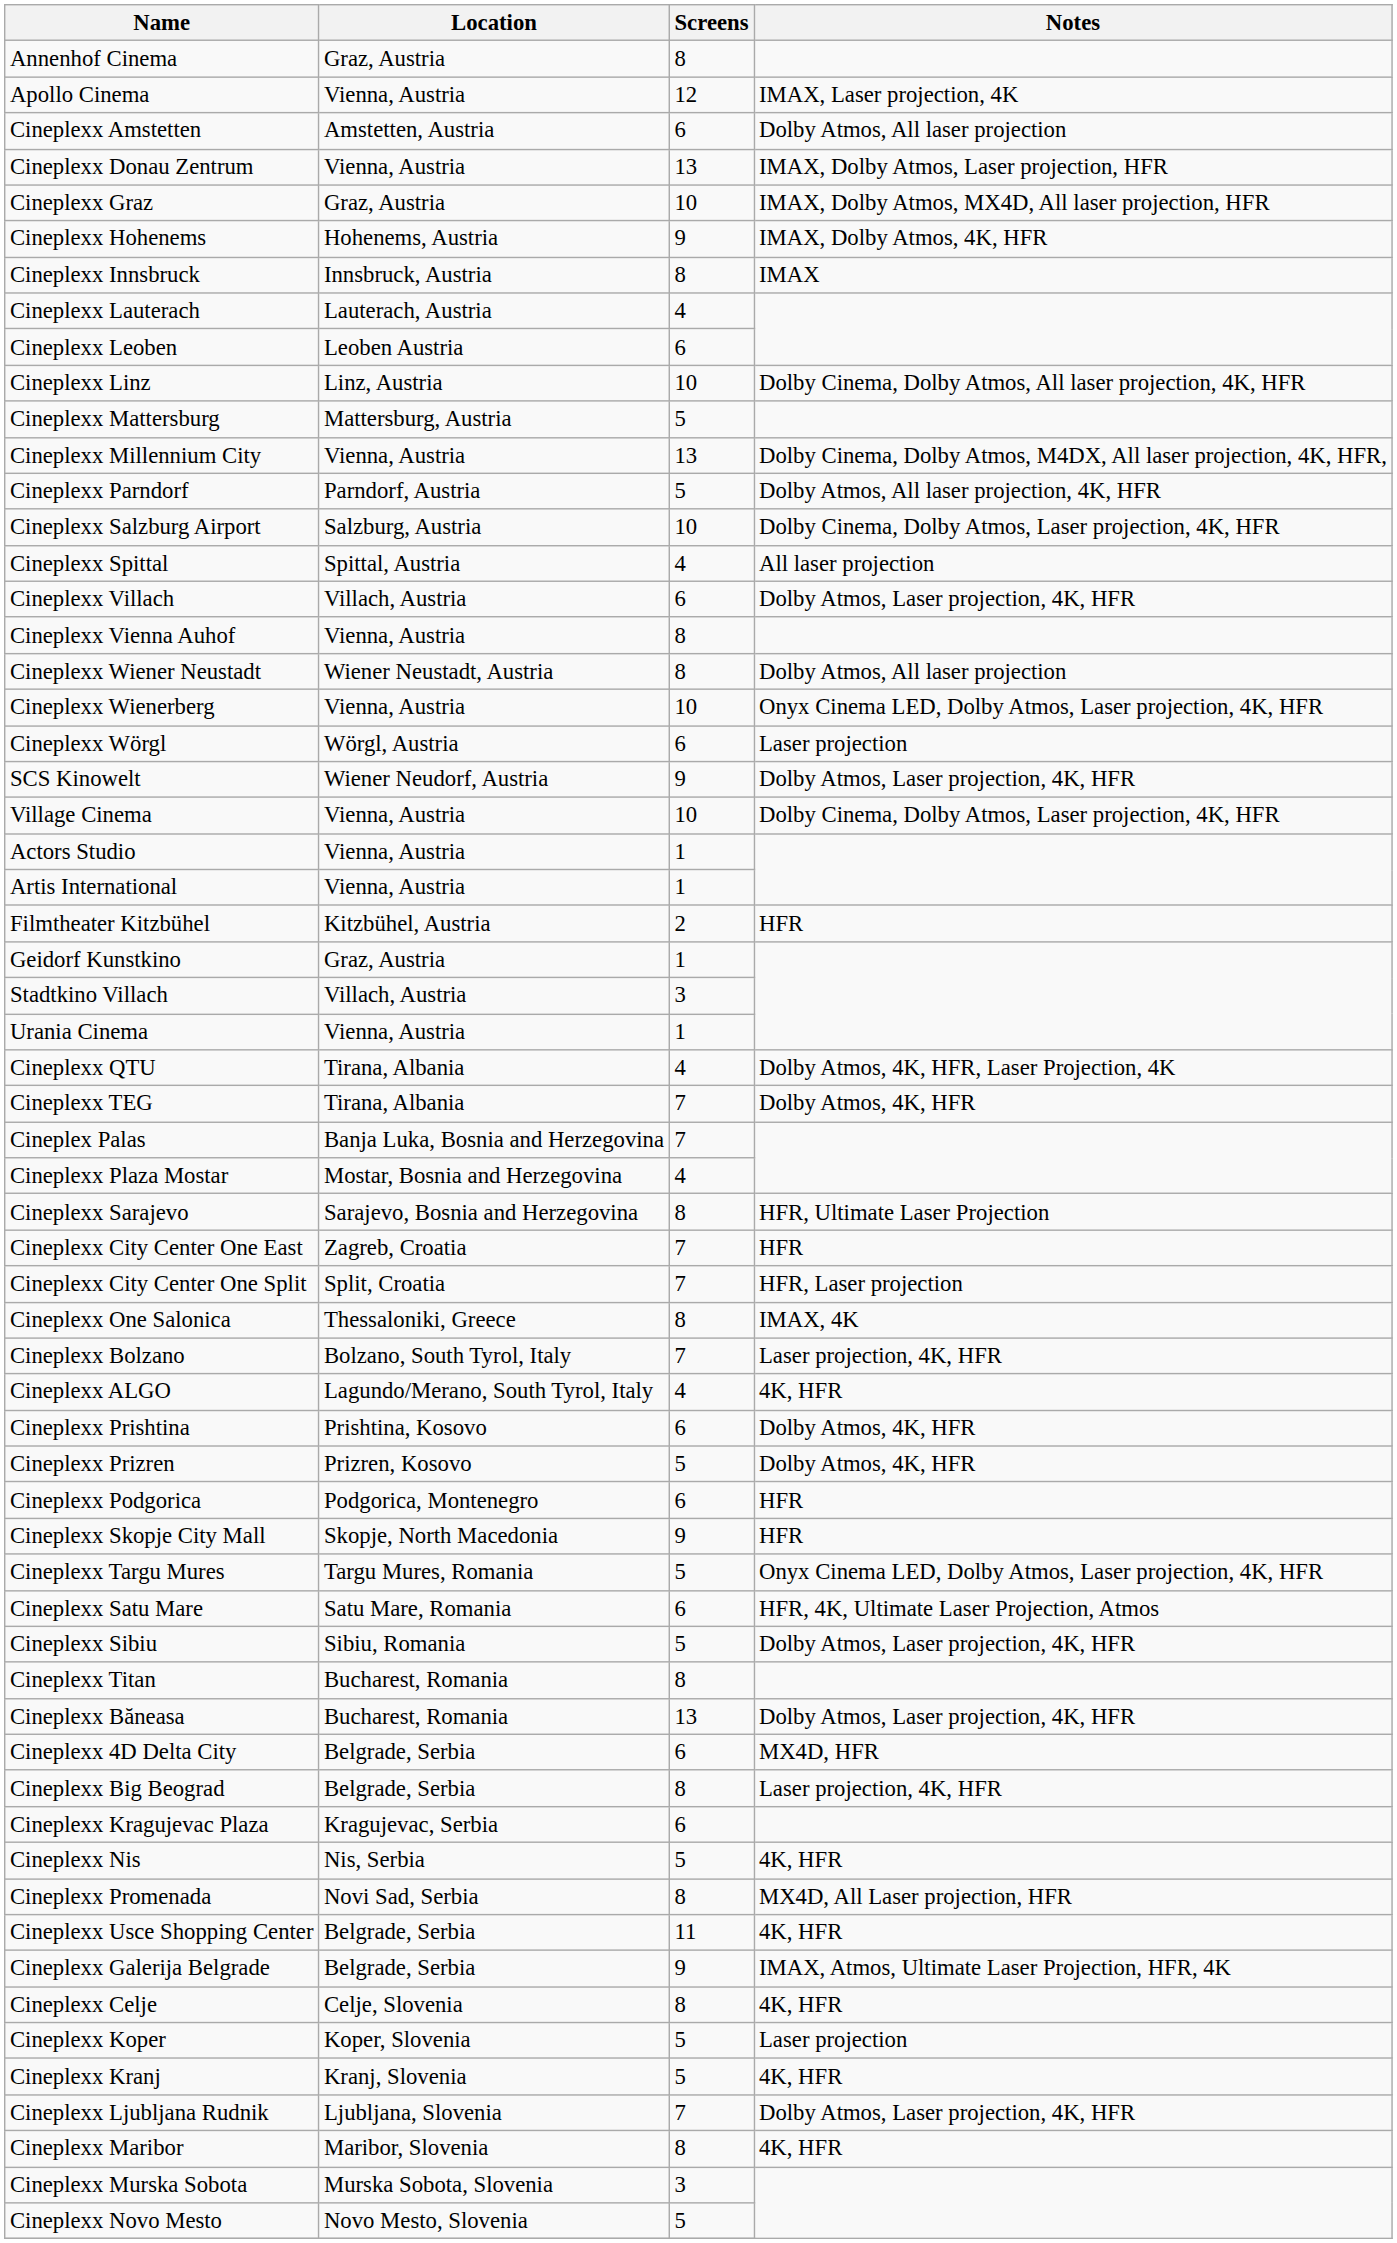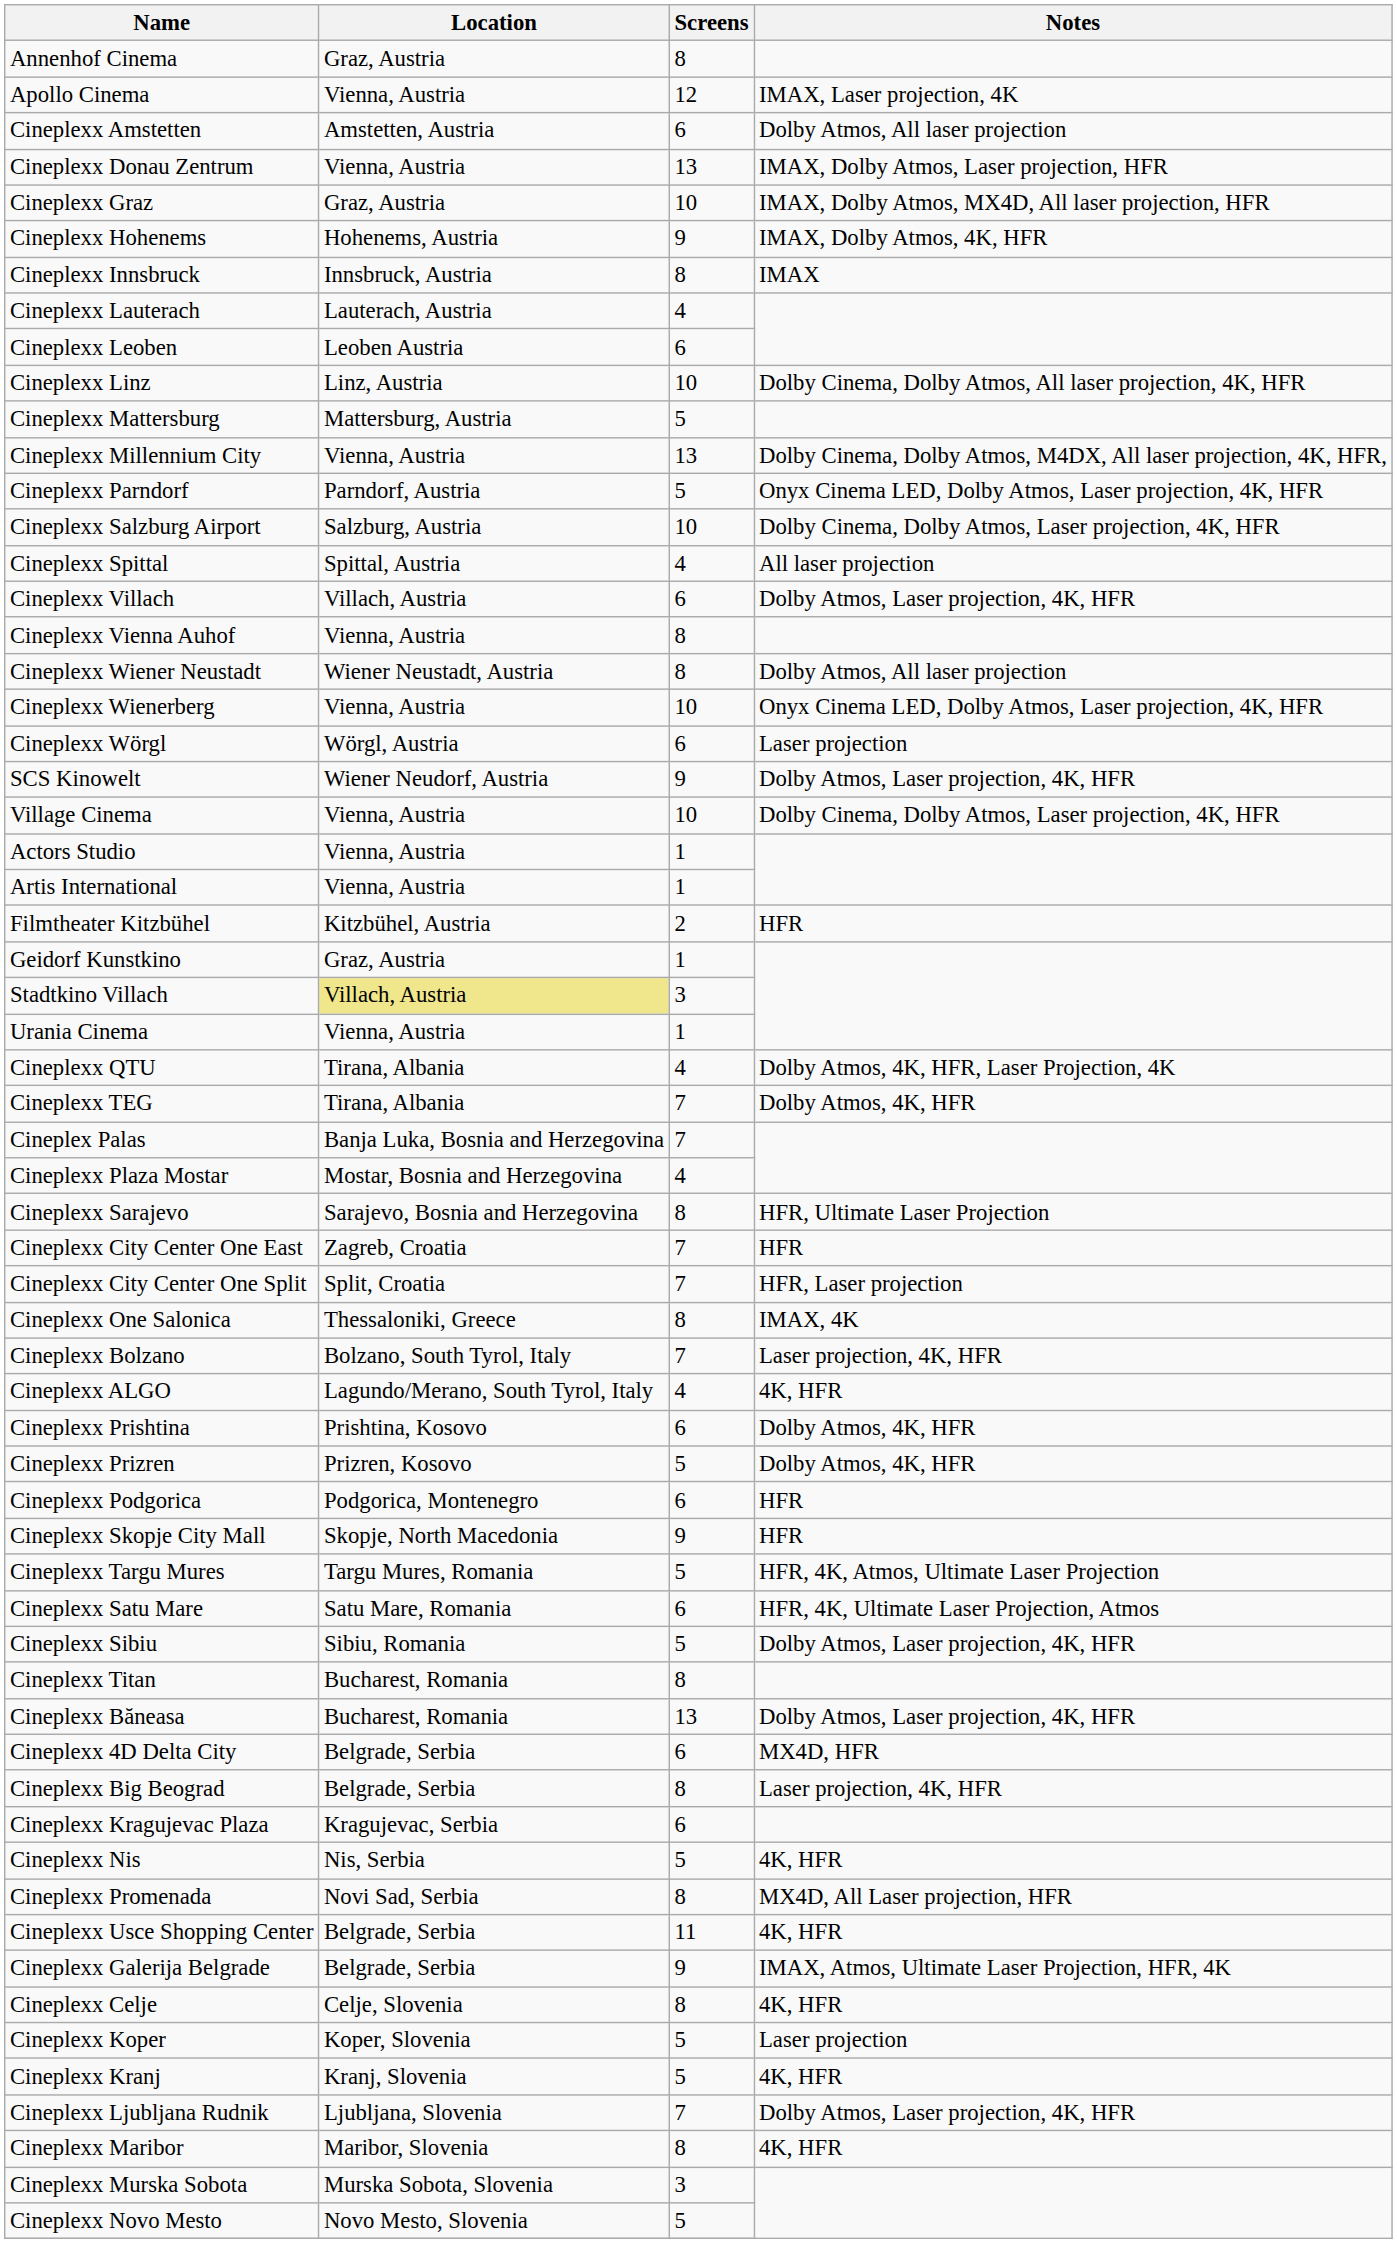(960, 490) Dolby Atmos, All laser projection, 4K, HFR -> (1041, 490) Onyx Cinema LED, Dolby Atmos, Laser projection, 4K, HFR
(395, 995) no background -> (395, 995) khaki background
(1041, 1571) Onyx Cinema LED, Dolby Atmos, Laser projection, 4K, HFR -> (959, 1571) HFR, 4K, Atmos, Ultimate Laser Projection
